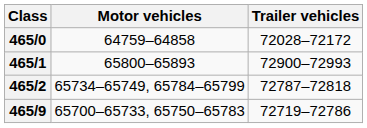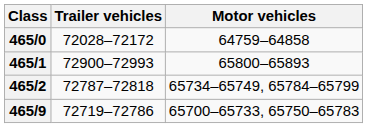columns swapped: (150, 16) <-> (305, 16)
